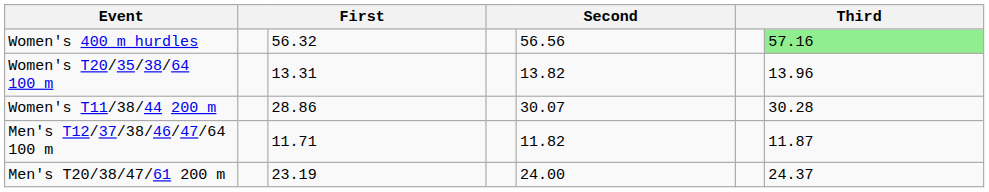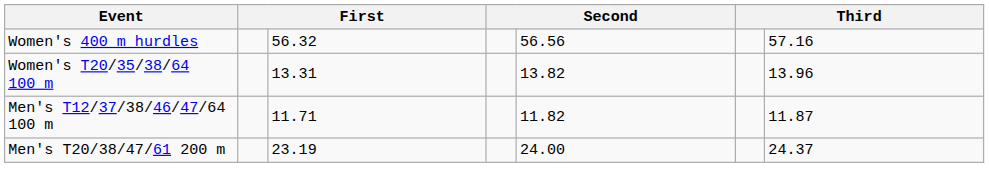(791, 41) lightgreen background -> (791, 41) no background
- row: (112, 108)
